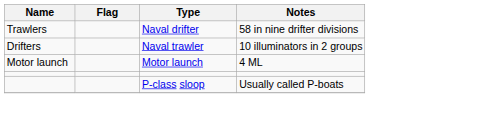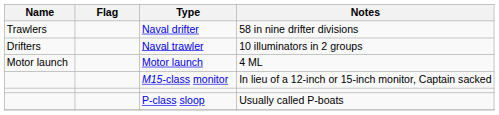+ row: (185, 79)
